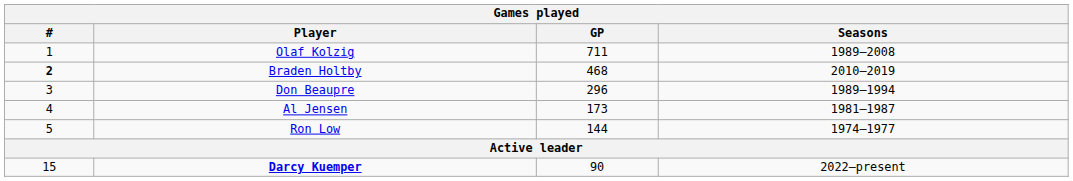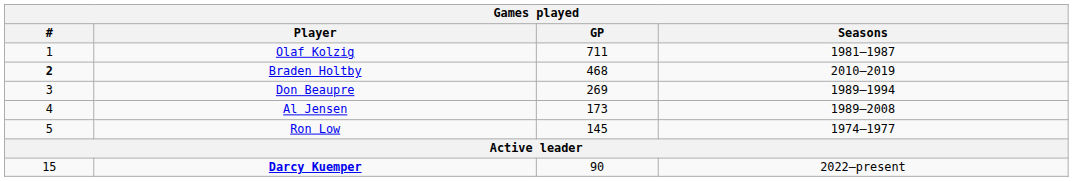(863, 53) 1989–2008 -> (863, 53) 1981–1987
(597, 91) 296 -> (597, 91) 269
(863, 110) 1981–1987 -> (863, 110) 1989–2008
(597, 129) 144 -> (597, 129) 145
